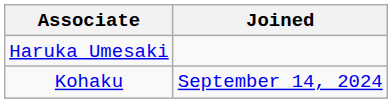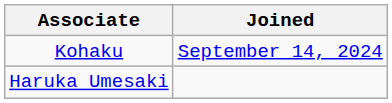rows swapped: (89, 82) <-> (89, 51)
